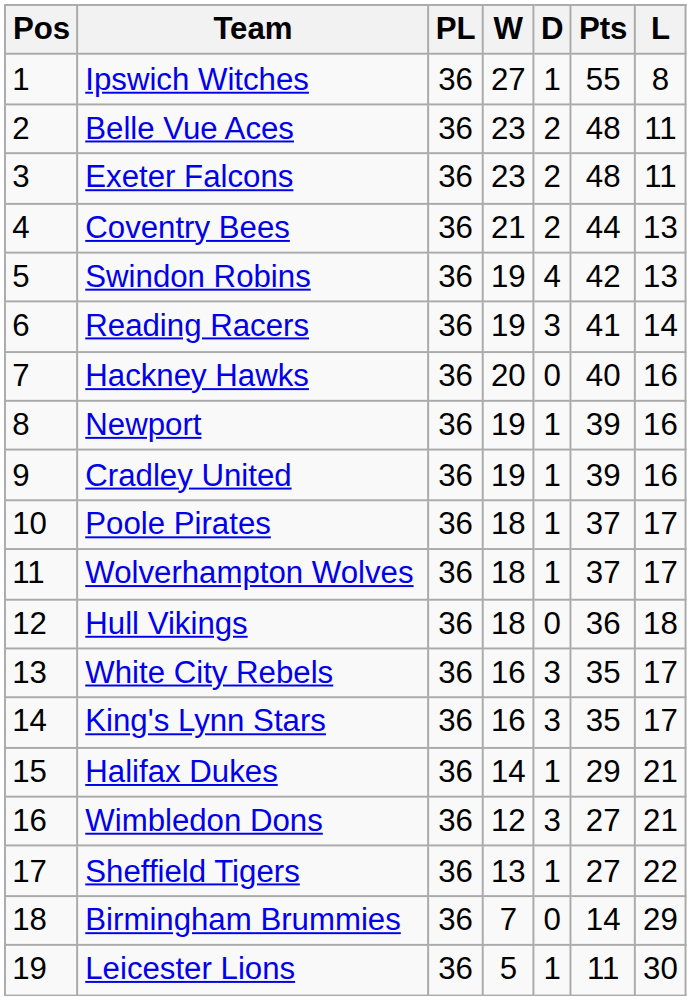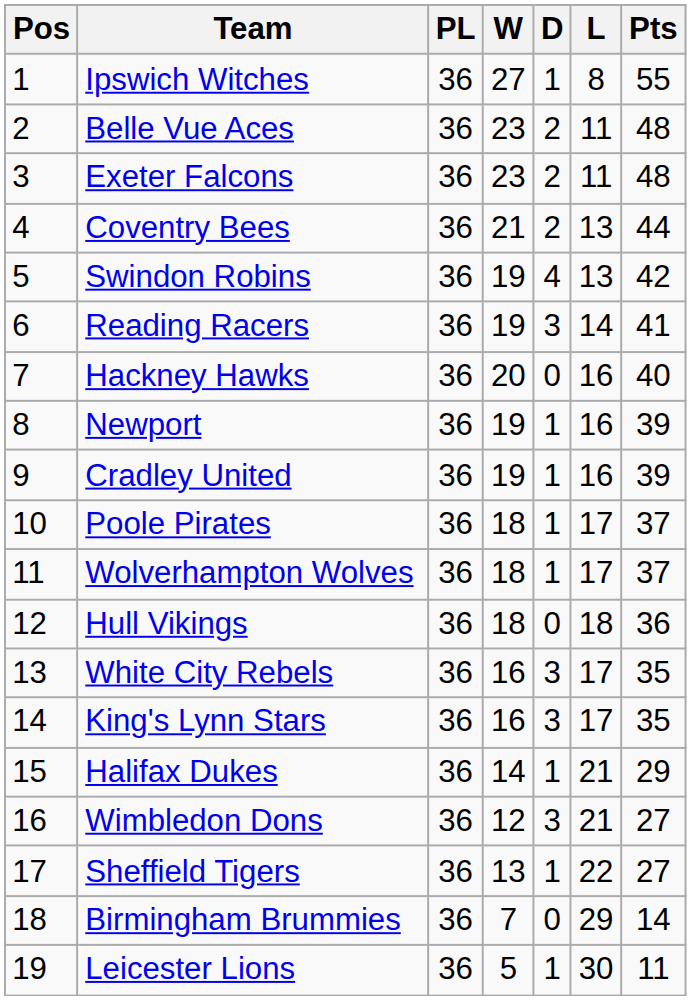columns swapped: (660, 29) <-> (603, 29)
